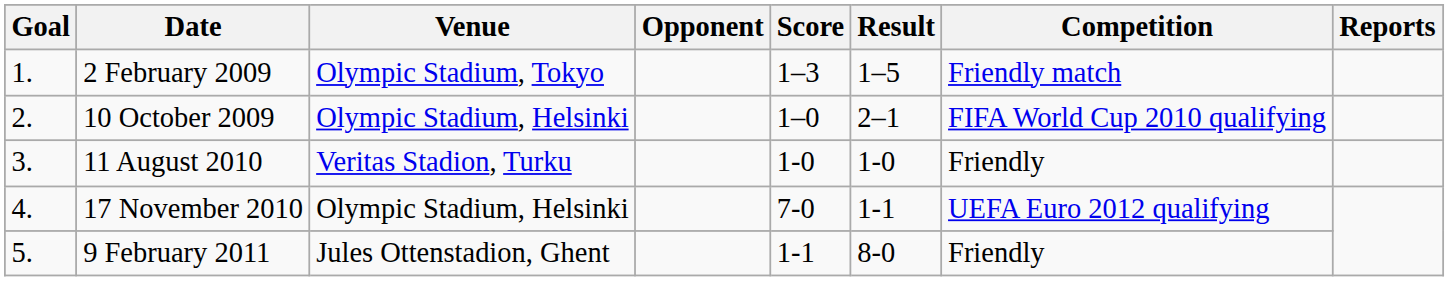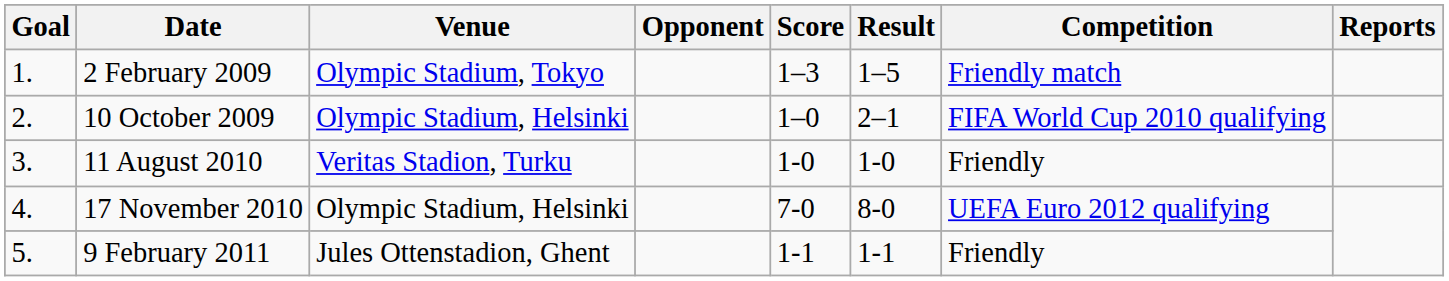(876, 207) 1-1 -> (876, 207) 8-0
(876, 252) 8-0 -> (876, 252) 1-1
